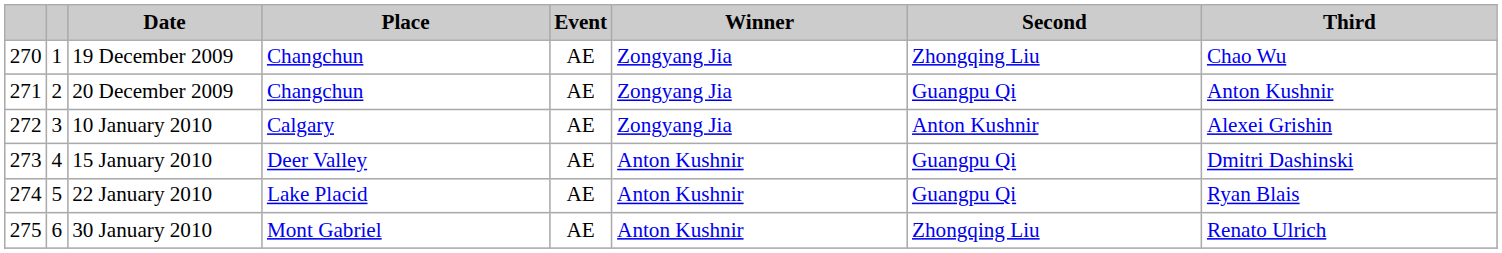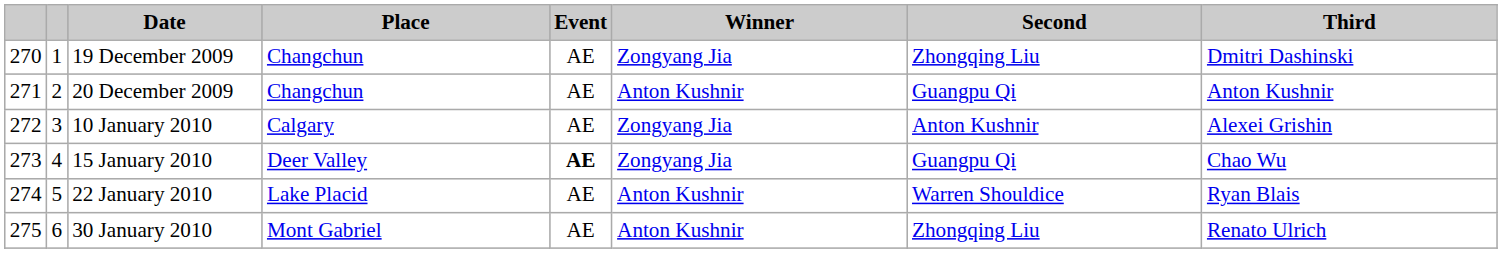(1247, 56) Chao Wu -> (1280, 56) Dmitri Dashinski
(674, 90) Zongyang Jia -> (680, 90) Anton Kushnir
(581, 160) normal -> (581, 160) bold
(680, 160) Anton Kushnir -> (674, 160) Zongyang Jia
(1280, 160) Dmitri Dashinski -> (1247, 160) Chao Wu
(964, 194) Guangpu Qi -> (988, 194) Warren Shouldice
